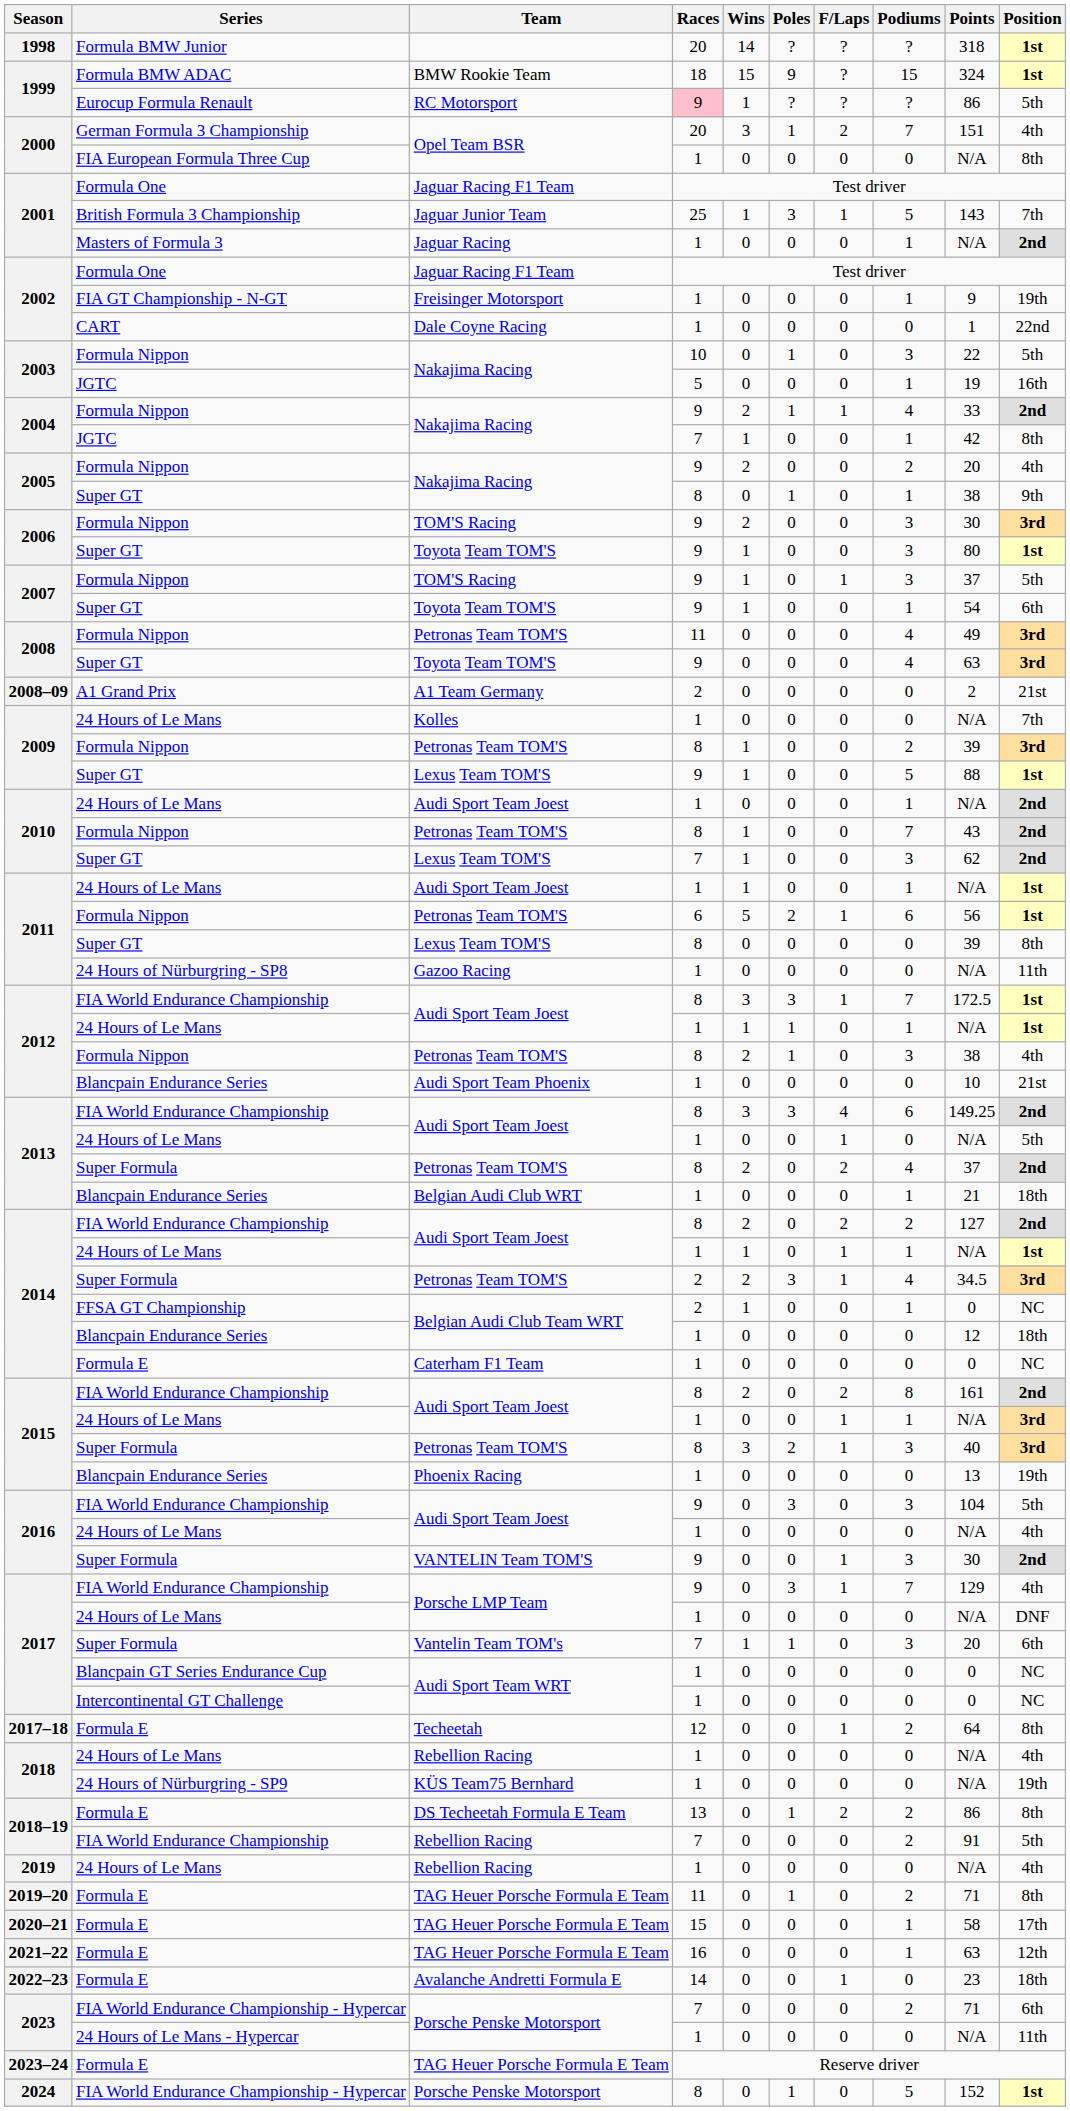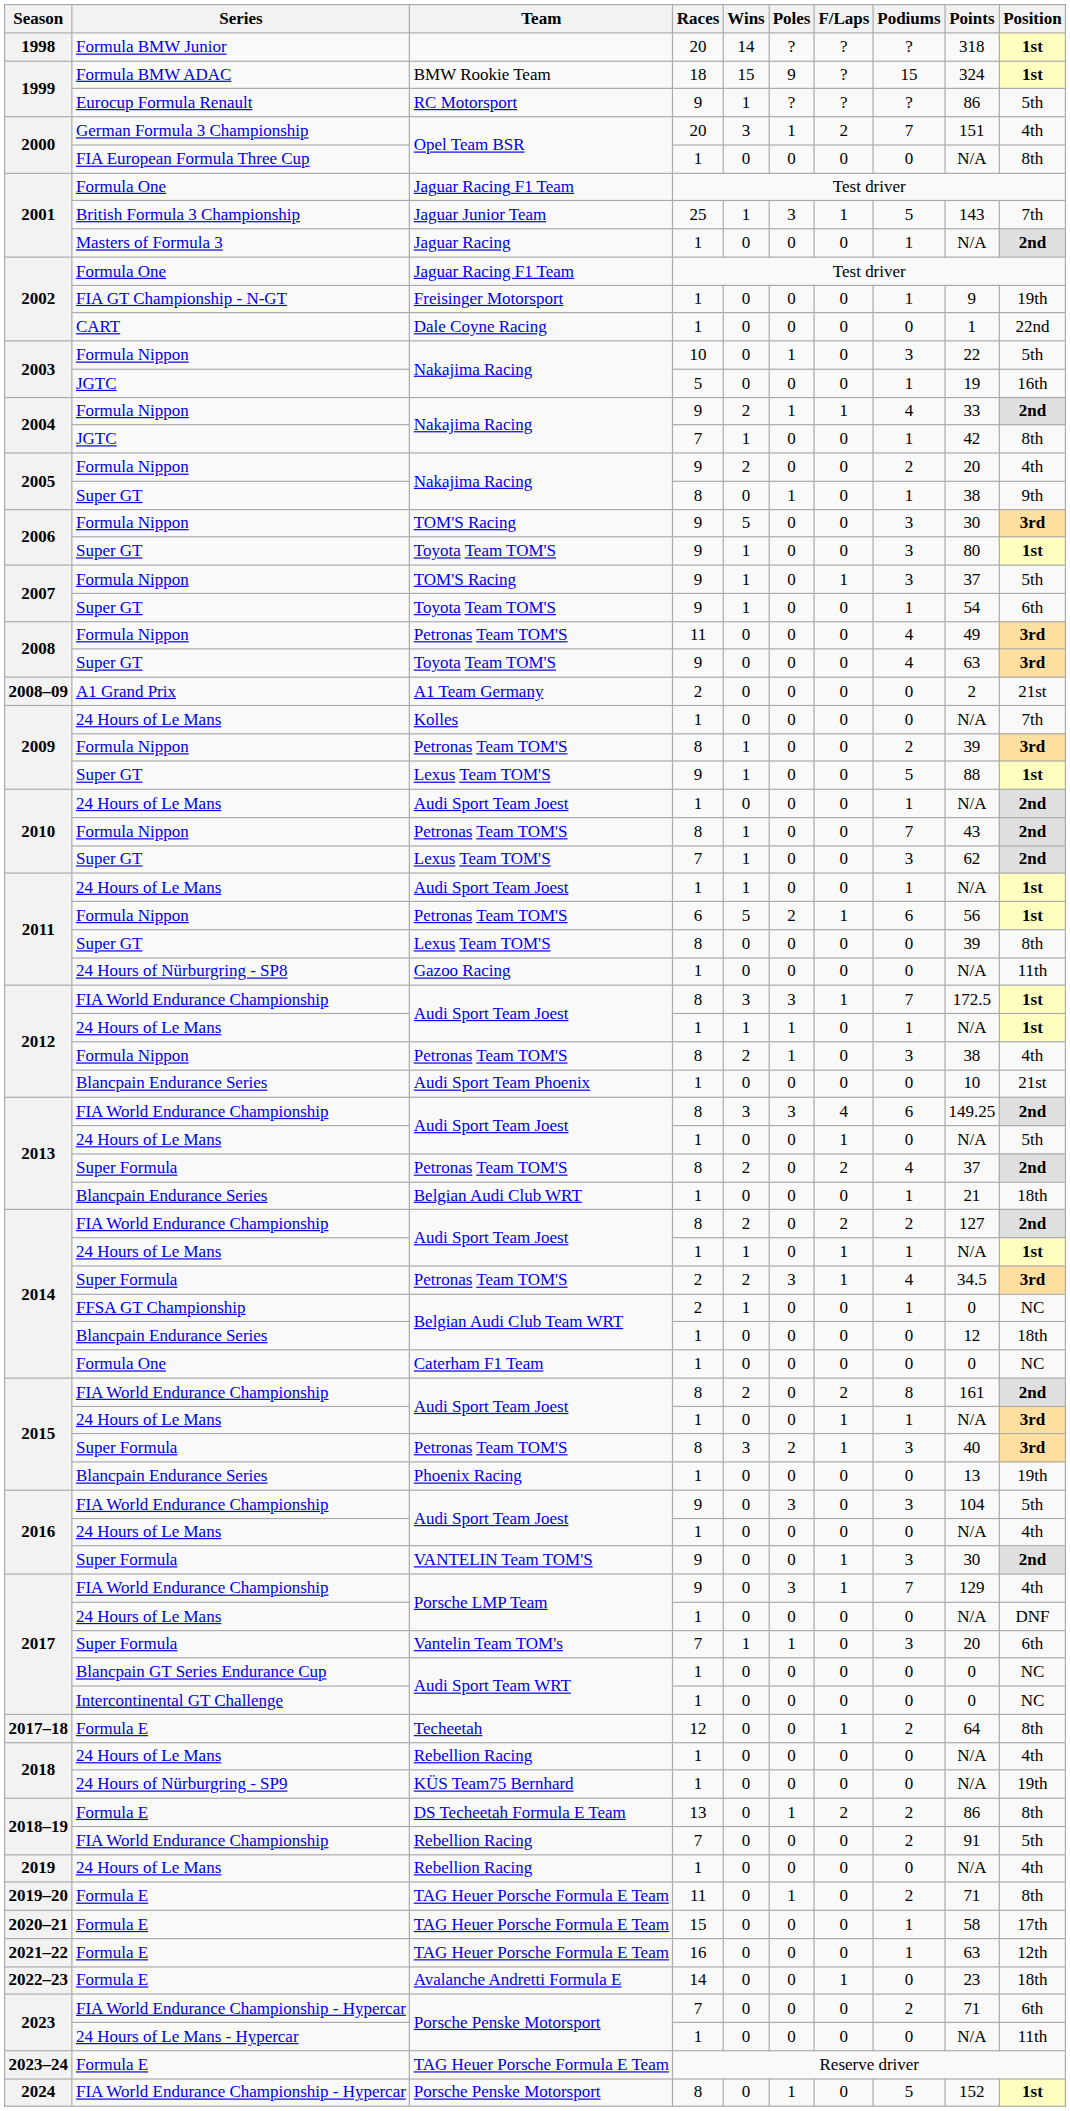(698, 102) pink background -> (698, 102) no background
(746, 523) 2 -> (746, 523) 5
(112, 1364) Formula E -> (121, 1364) Formula One
